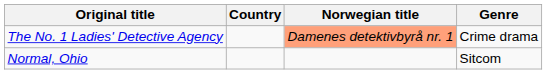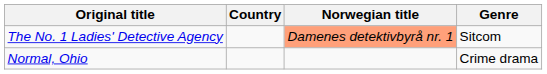(499, 36) Crime drama -> (480, 36) Sitcom
(480, 58) Sitcom -> (499, 58) Crime drama
